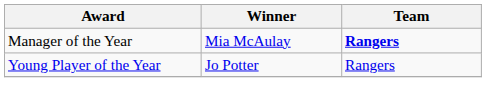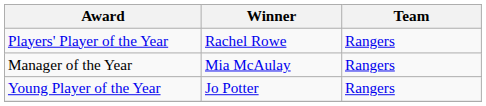+ row: (88, 40)
(372, 40) bold -> (370, 64) normal
